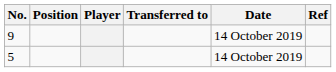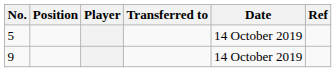rows swapped: (11, 35) <-> (11, 56)
